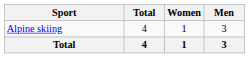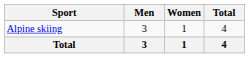columns swapped: (224, 12) <-> (144, 12)
